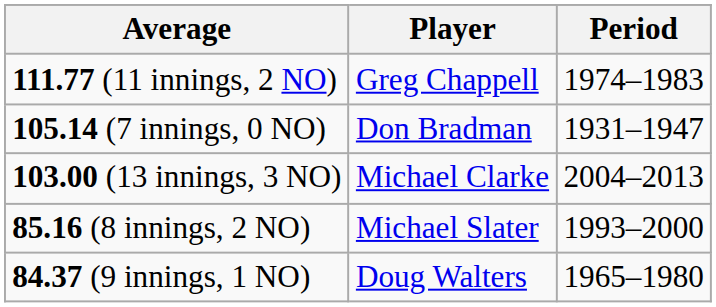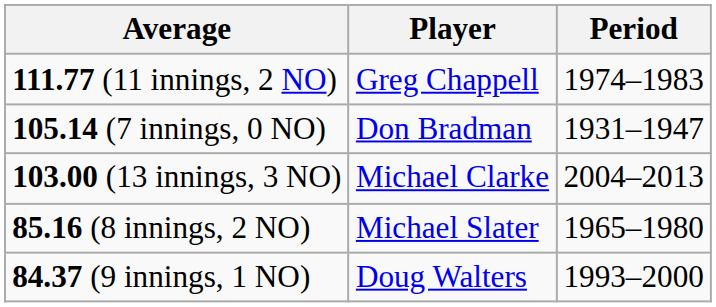(634, 227) 1993–2000 -> (634, 227) 1965–1980
(634, 276) 1965–1980 -> (634, 276) 1993–2000
